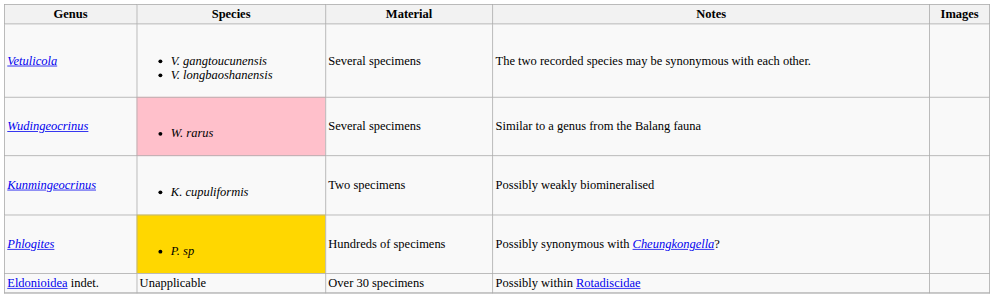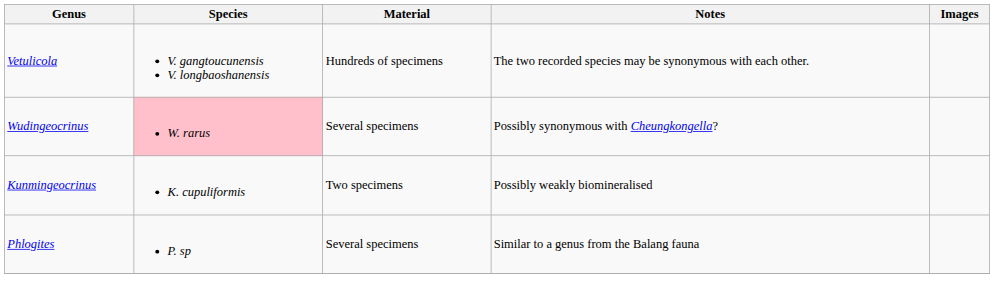(375, 60) Several specimens -> (384, 60) Hundreds of specimens
(598, 126) Similar to a genus from the Balang fauna -> (606, 126) Possibly synonymous with Cheungkongella?
(231, 251) gold background -> (228, 251) no background
(387, 244) Hundreds of specimens -> (372, 244) Several specimens
(608, 244) Possibly synonymous with Cheungkongella? -> (596, 244) Similar to a genus from the Balang fauna
- row: (53, 283)
